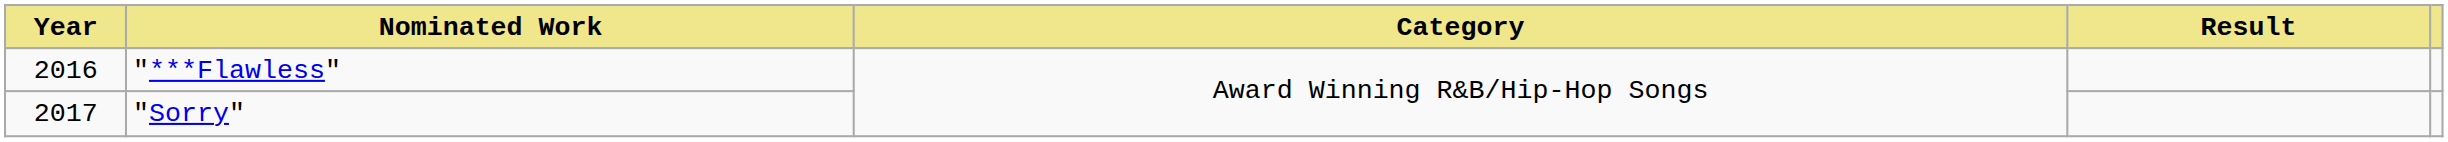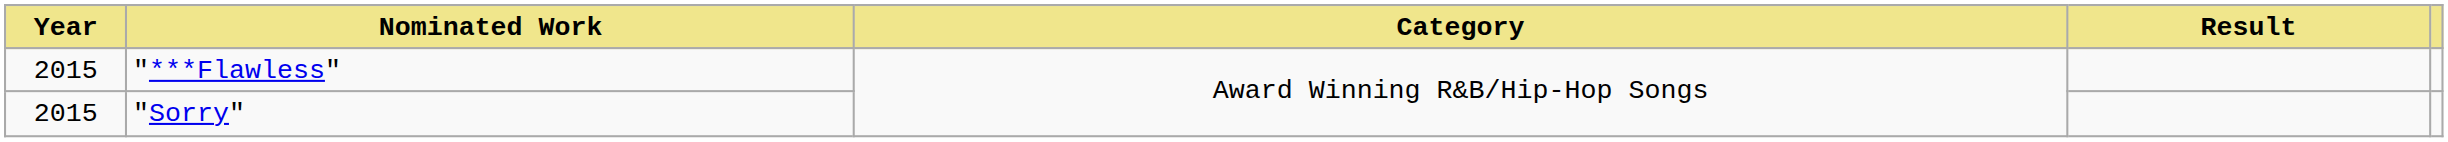(66, 70) 2016 -> (66, 70) 2015
(66, 114) 2017 -> (66, 114) 2015
